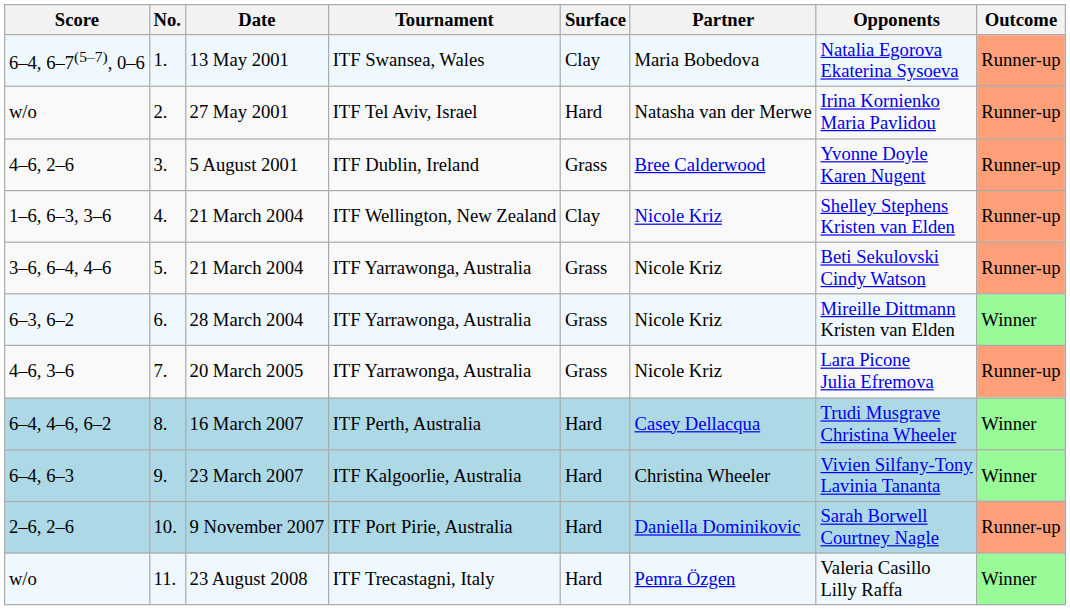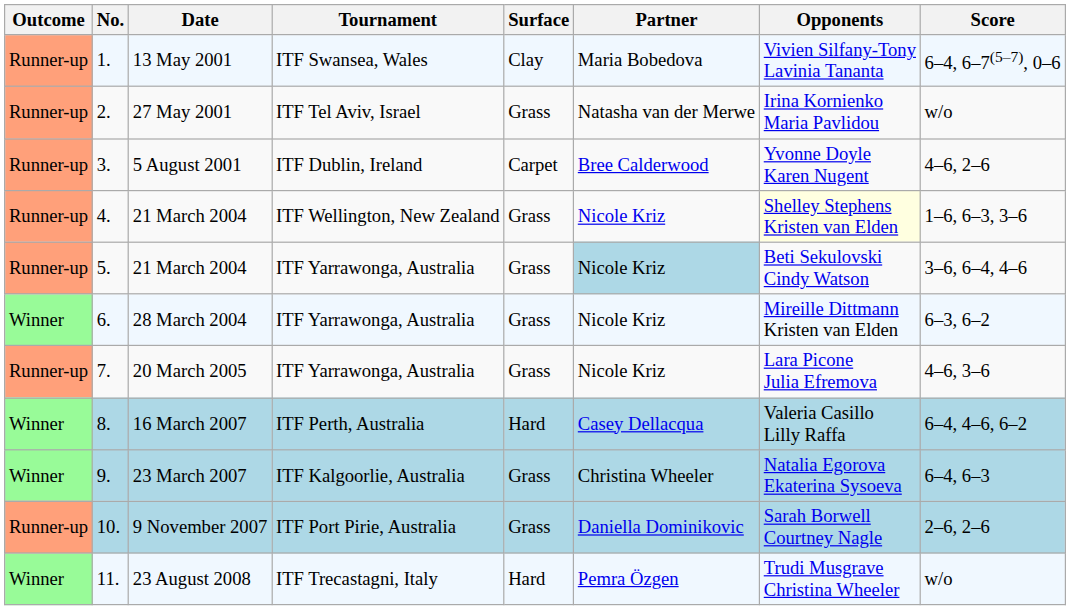columns swapped: (1021, 19) <-> (77, 19)
(890, 60) Natalia Egorova Ekaterina Sysoeva -> (840, 60) Vivien Silfany-Tony Lavinia Tananta
(584, 111) Hard -> (529, 111) Grass
(586, 163) Grass -> (533, 163) Carpet
(582, 215) Clay -> (529, 215) Grass
(888, 215) no background -> (831, 215) lightyellow background
(678, 267) no background -> (621, 267) lightblue background
(888, 422) Trudi Musgrave Christina Wheeler -> (819, 422) Valeria Casillo Lilly Raffa
(584, 474) Hard -> (529, 474) Grass
(897, 474) Vivien Silfany-Tony Lavinia Tananta -> (833, 474) Natalia Egorova Ekaterina Sysoeva
(584, 526) Hard -> (529, 526) Grass
(876, 578) Valeria Casillo Lilly Raffa -> (832, 578) Trudi Musgrave Christina Wheeler
